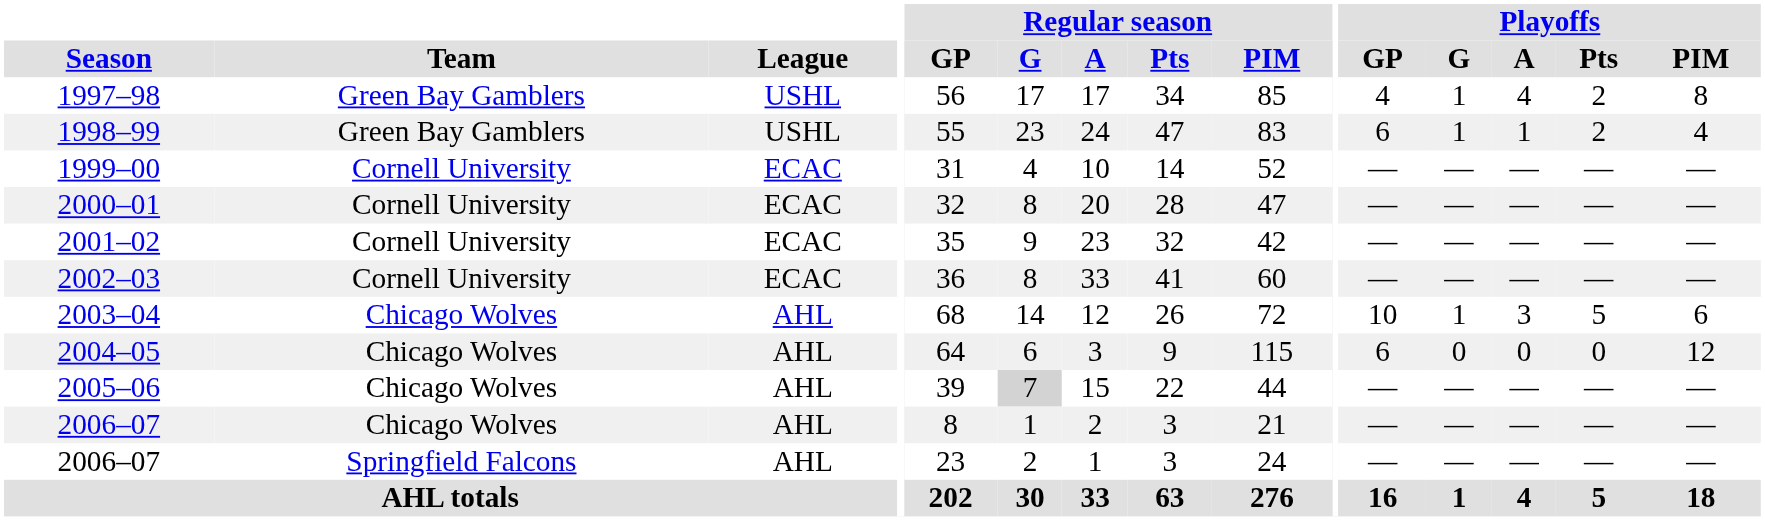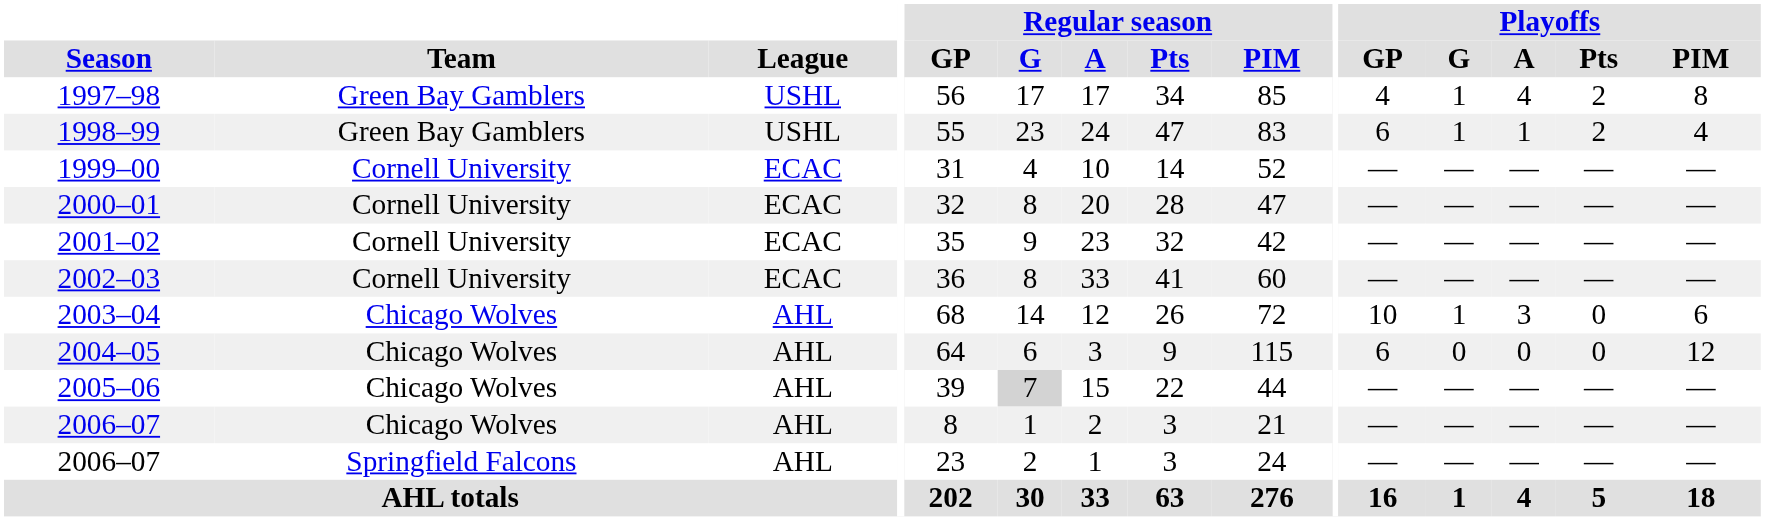(1599, 314) 5 -> (1599, 314) 0
